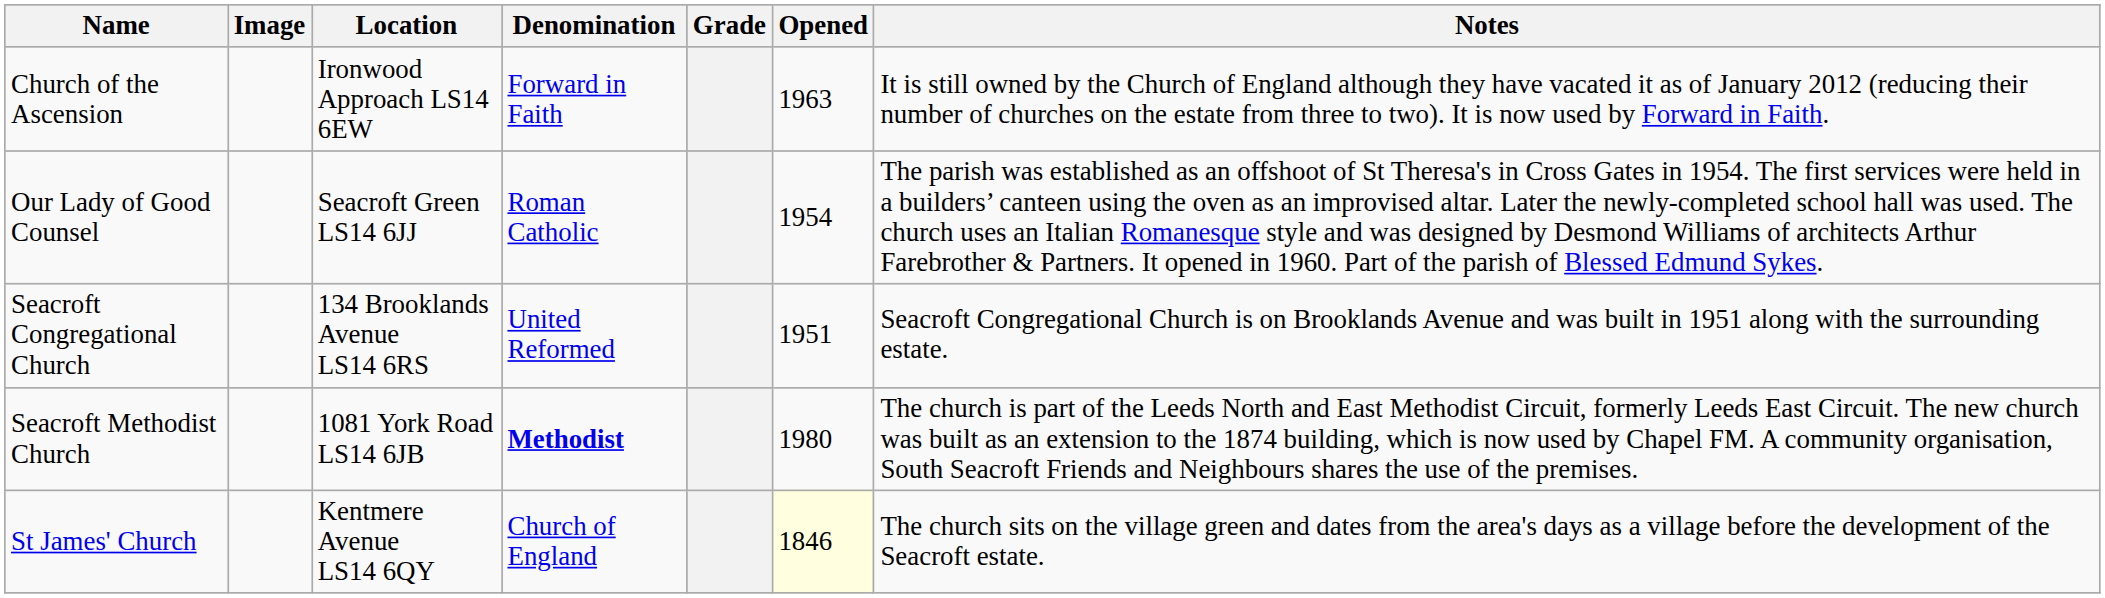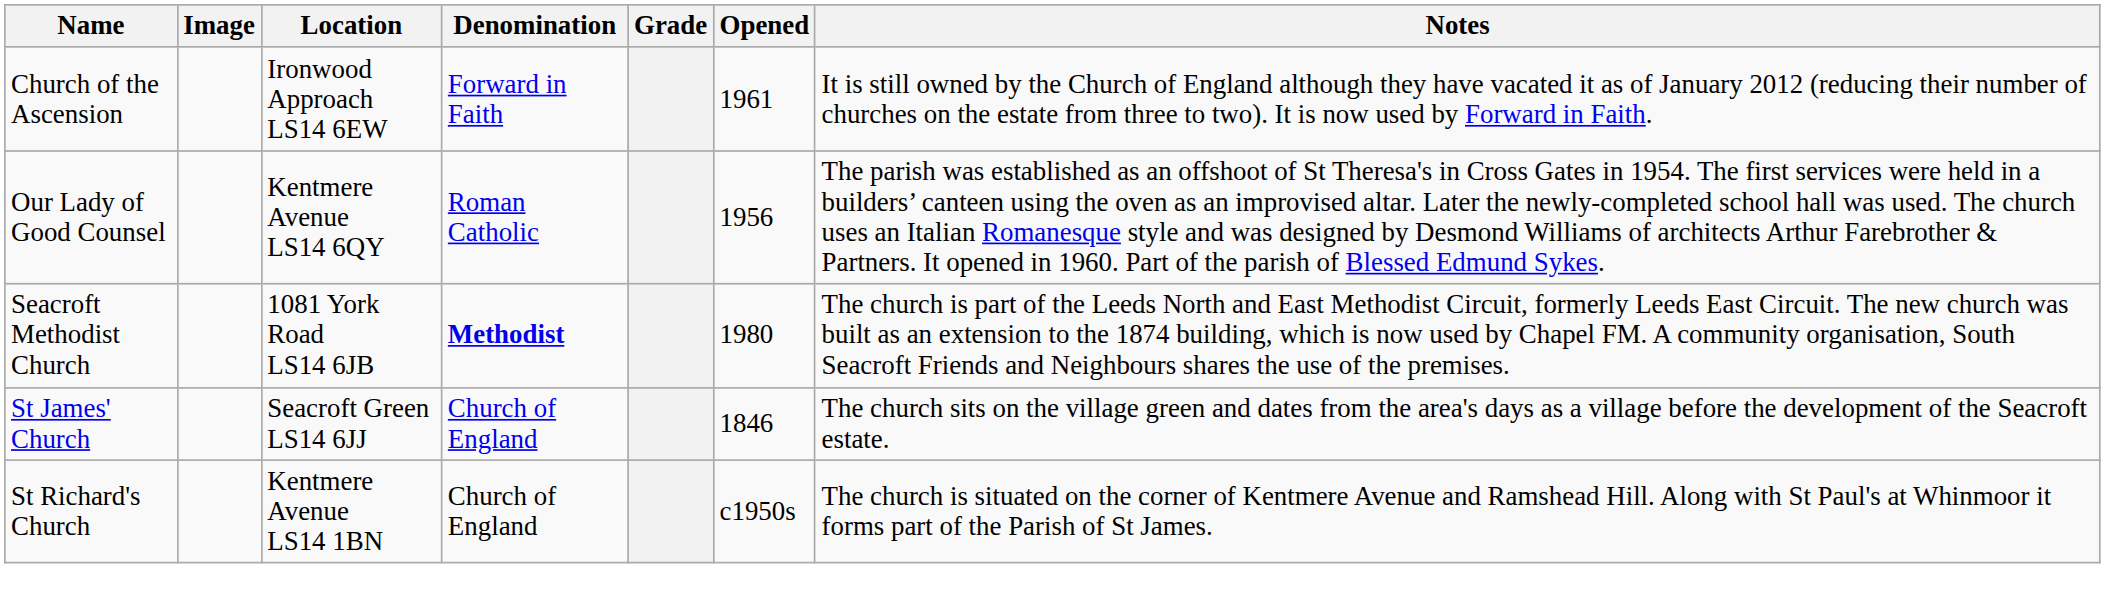(805, 98) 1963 -> (746, 98) 1961
(399, 216) Seacroft Green LS14 6JJ -> (326, 216) Kentmere Avenue LS14 6QY
(805, 216) 1954 -> (746, 216) 1956
- row: (94, 335)
(376, 541) Kentmere Avenue LS14 6QY -> (348, 423) Seacroft Green LS14 6JJ
(805, 541) lightyellow background -> (746, 423) no background
+ row: (76, 511)
